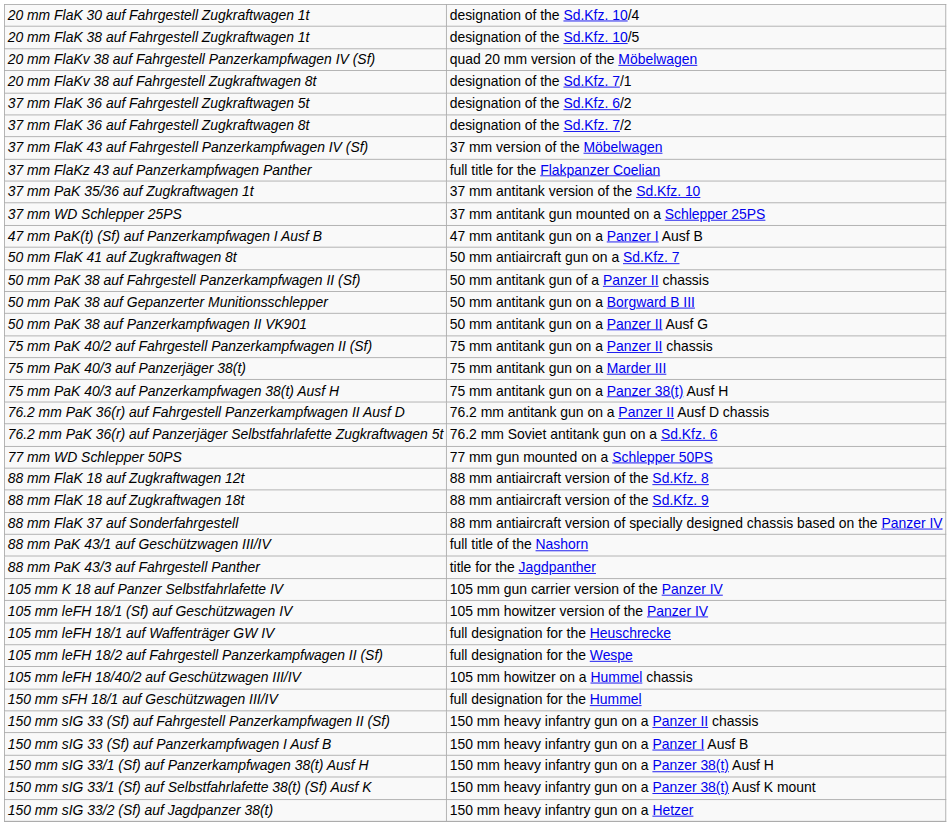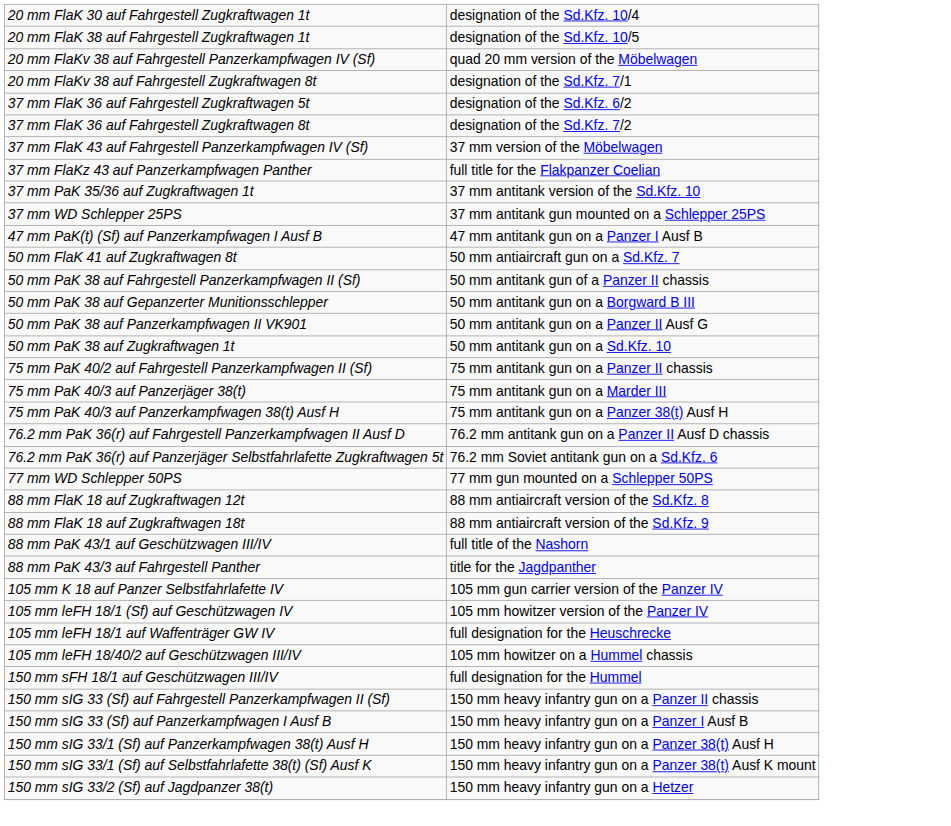+ row: (121, 346)
- row: (123, 523)
- row: (195, 655)
